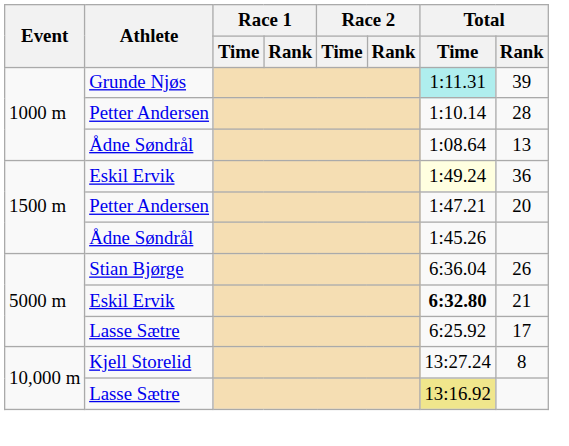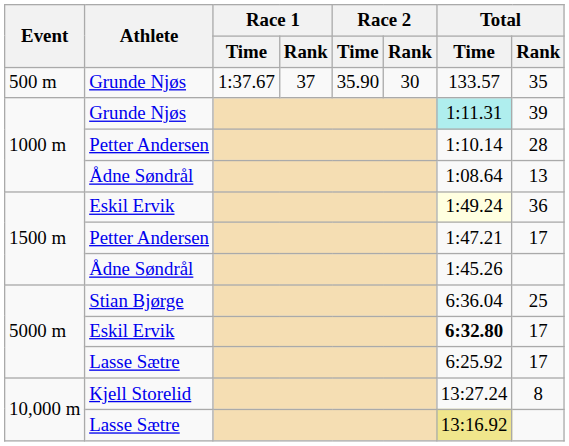+ row: (33, 82)
(522, 207) 20 -> (538, 238) 17
(522, 269) 26 -> (538, 300) 25
(522, 300) 21 -> (538, 331) 17
